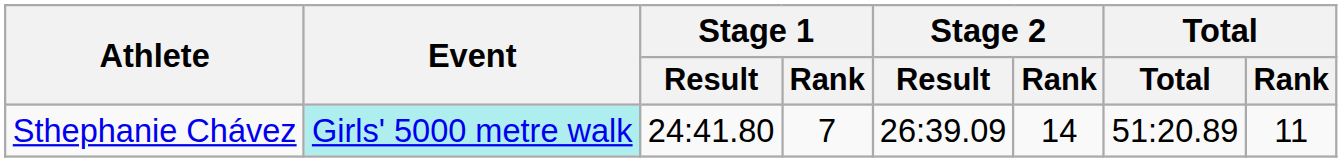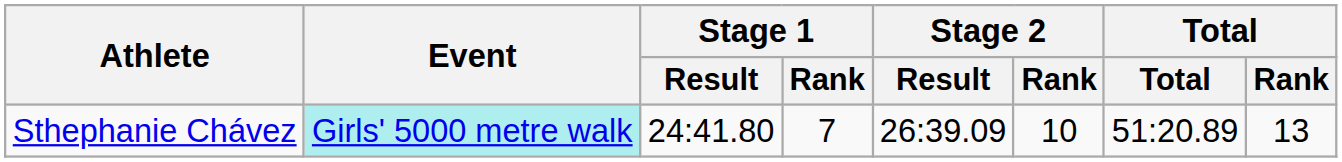(1059, 131) 14 -> (1059, 131) 10
(1291, 131) 11 -> (1291, 131) 13
